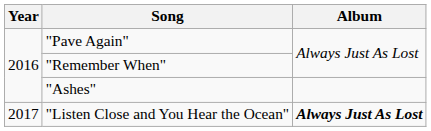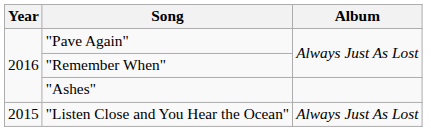(23, 114) 2017 -> (23, 114) 2015
(359, 114) bold -> (357, 114) normal
